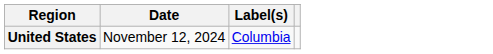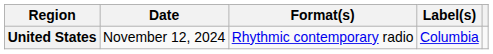+ column: (323, 15)
